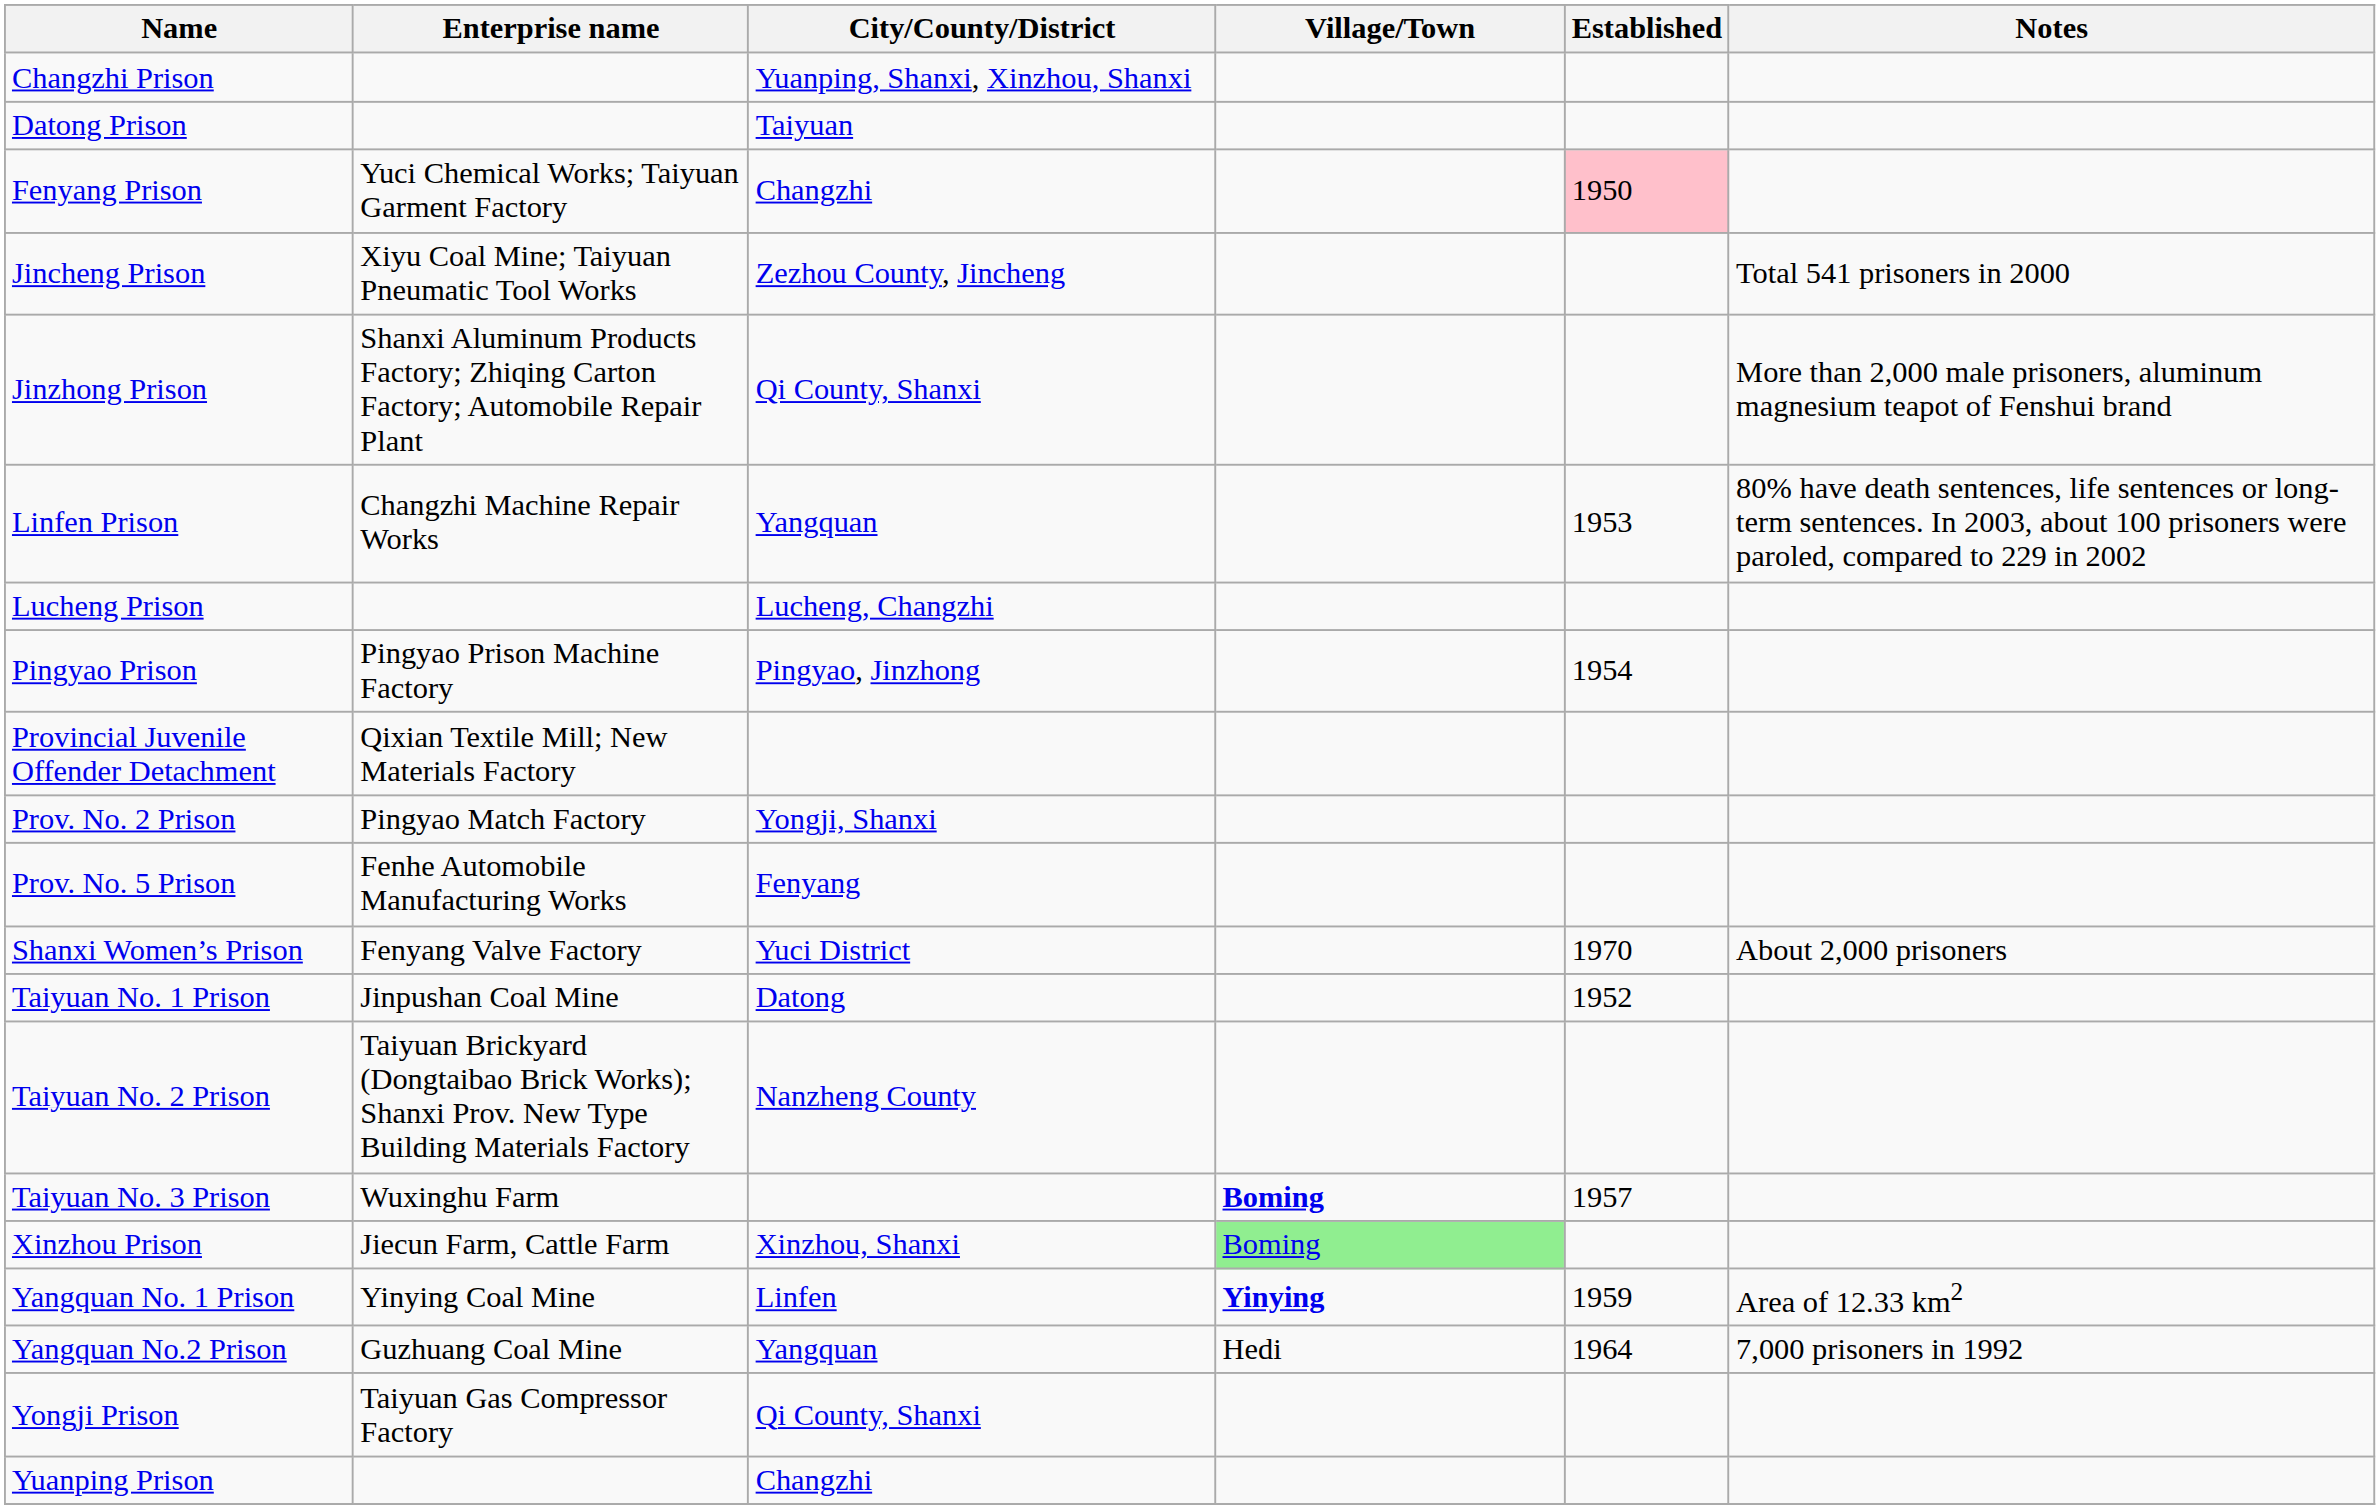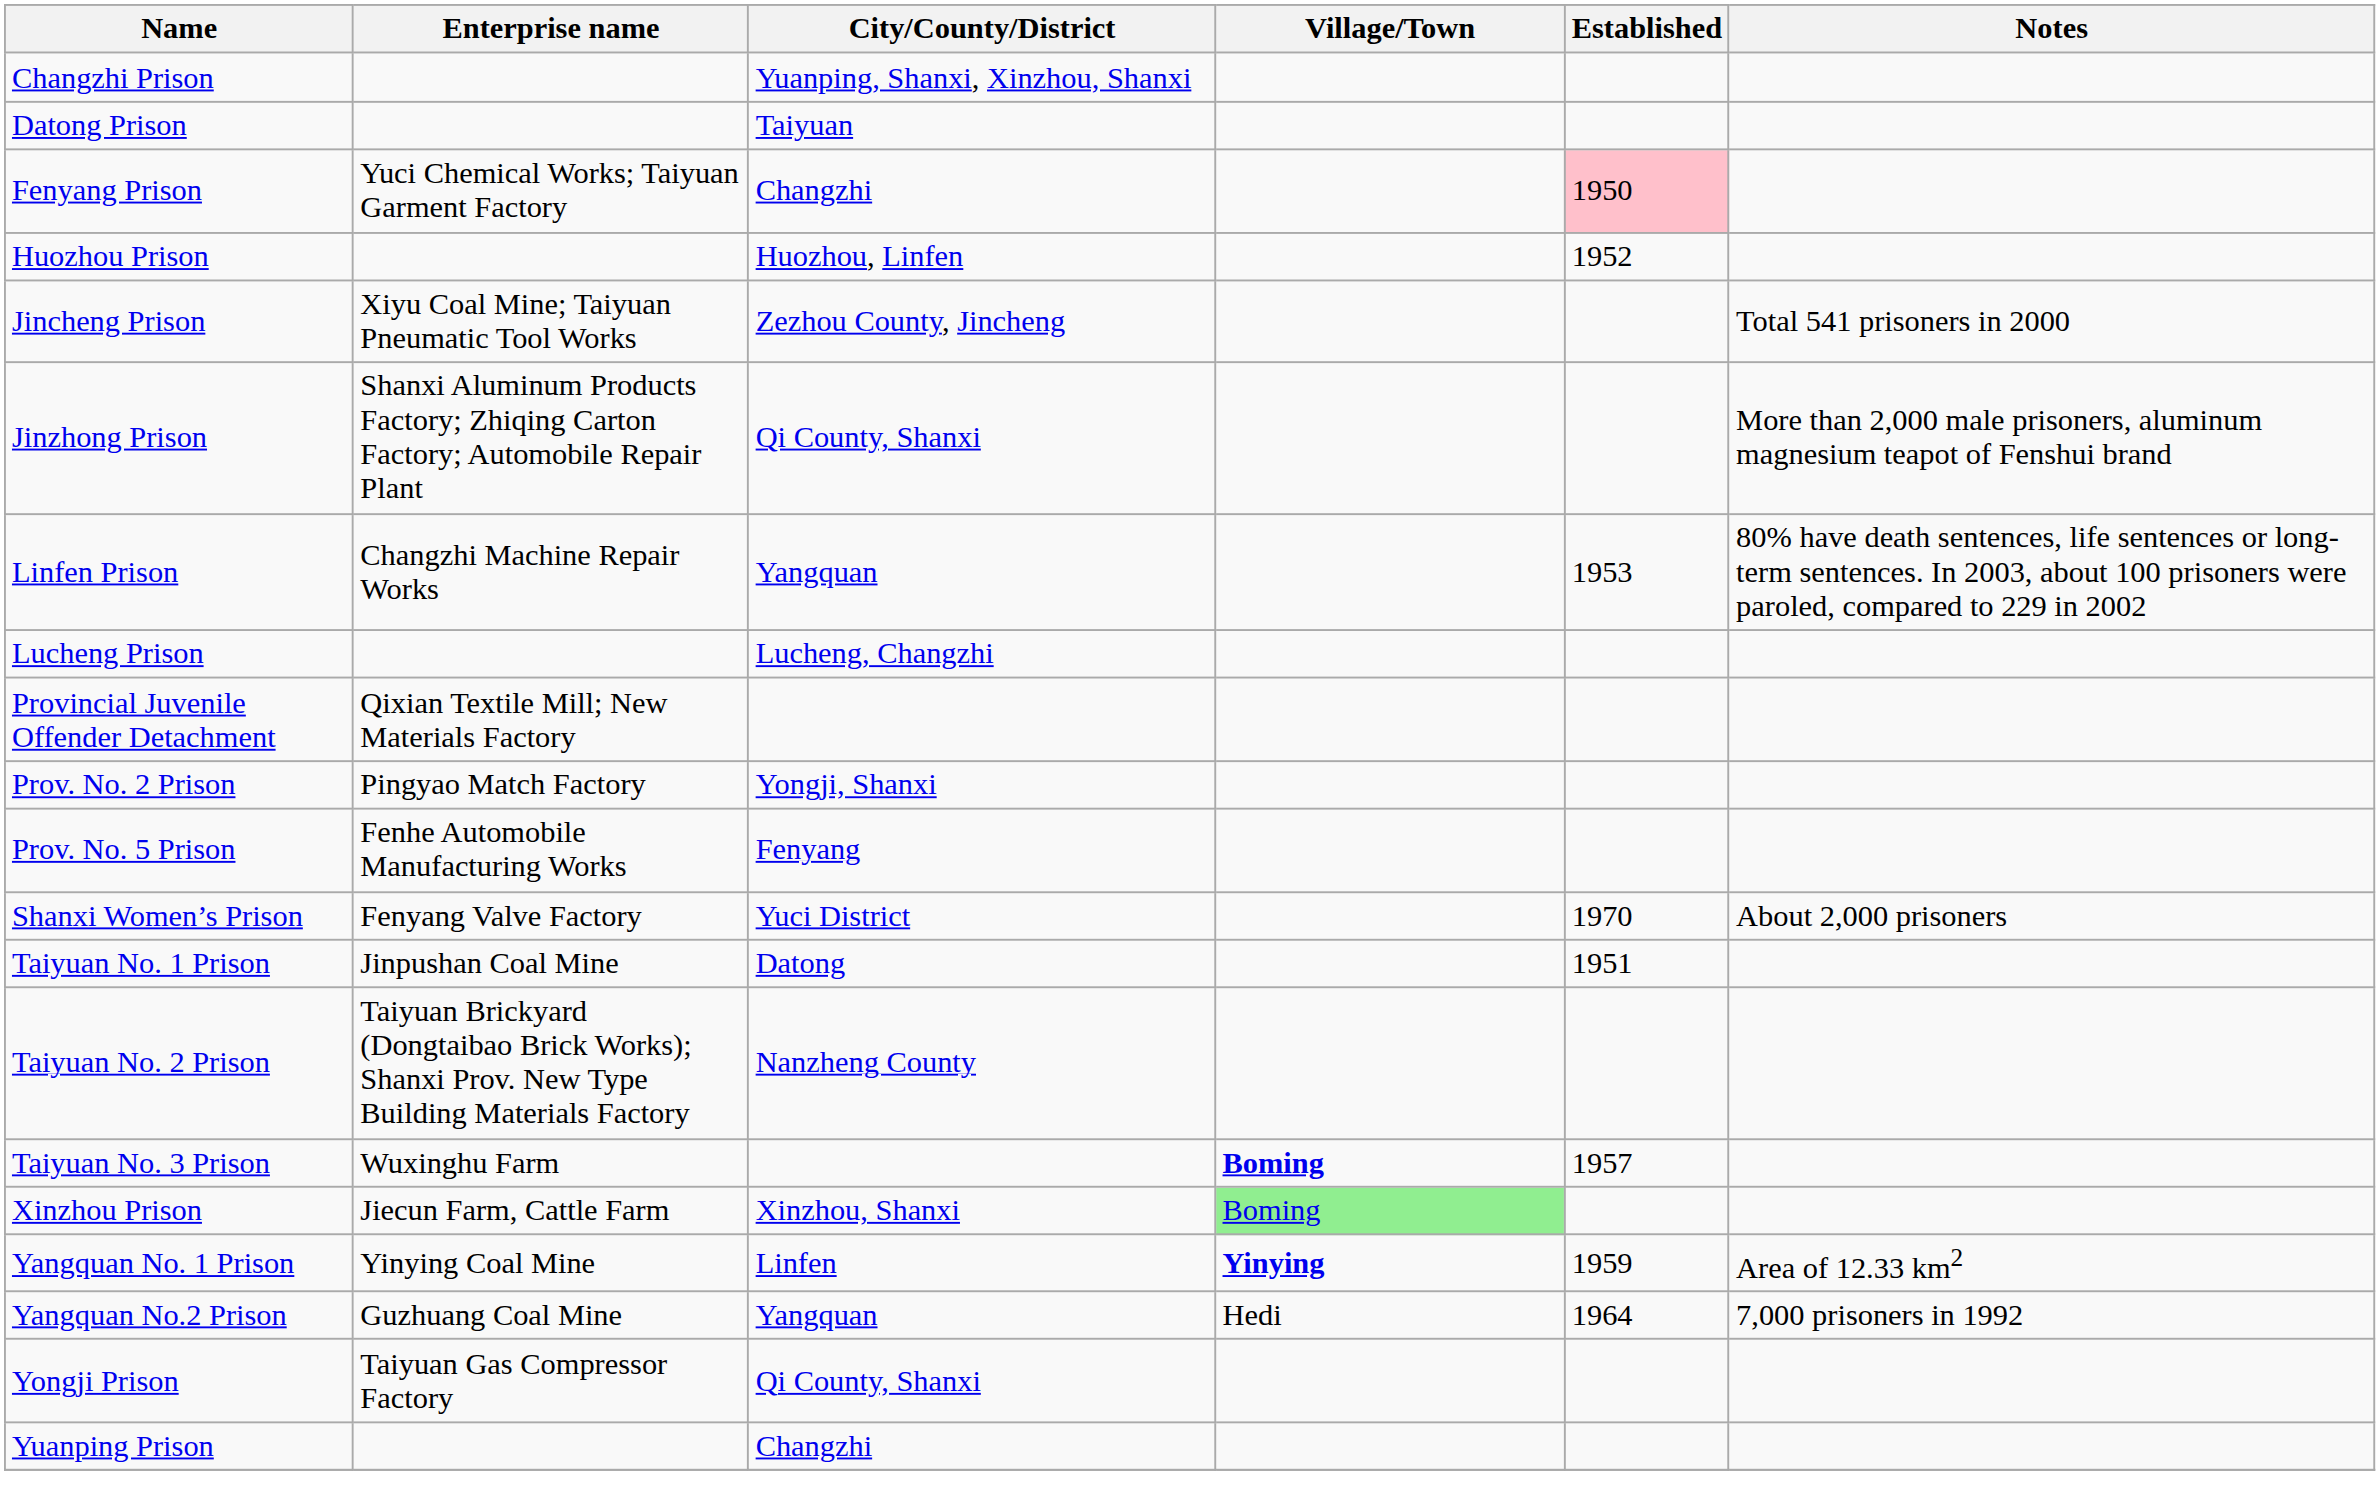+ row: (110, 255)
- row: (104, 670)
(1602, 997) 1952 -> (1602, 963) 1951
